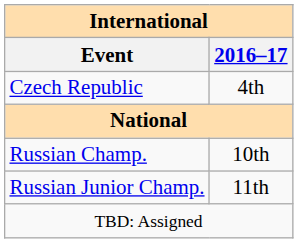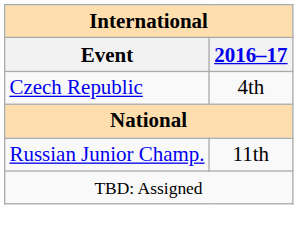- row: (78, 154)
